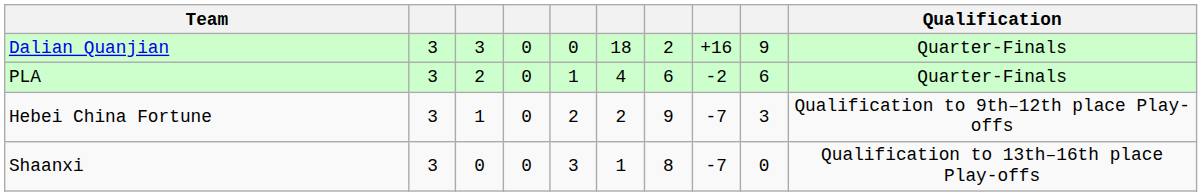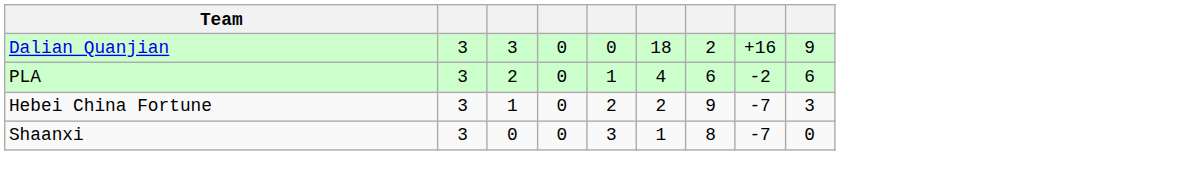- column: (992, 19)
